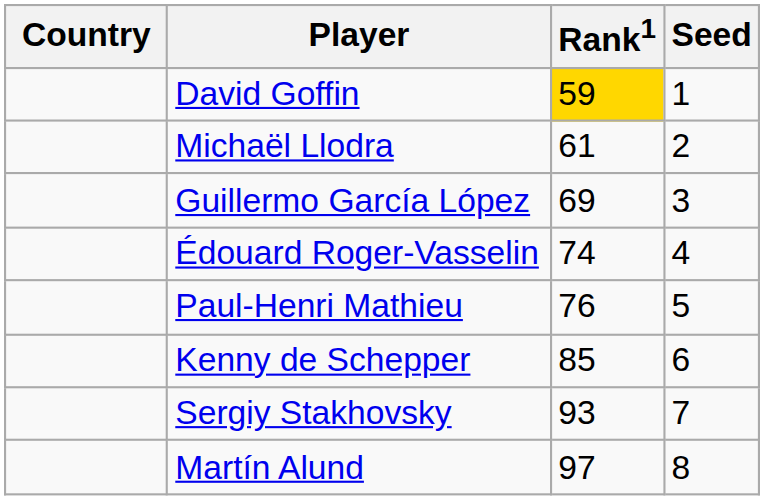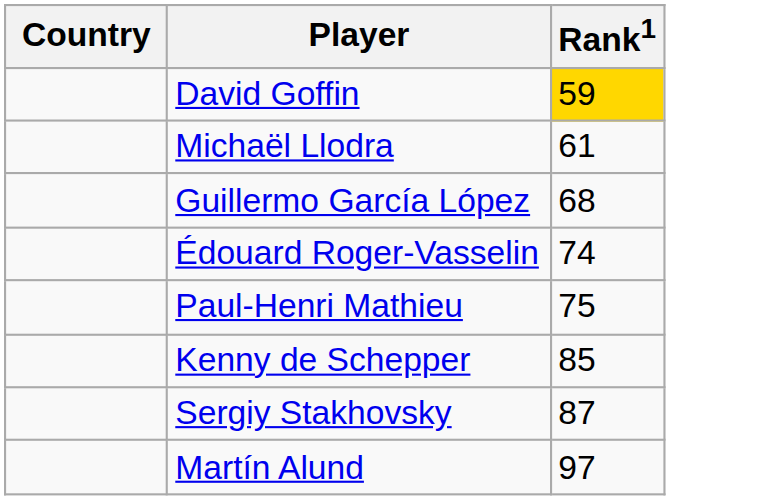- column: (712, 35)
(577, 200) 69 -> (577, 200) 68
(577, 306) 76 -> (577, 306) 75
(577, 413) 93 -> (577, 413) 87
